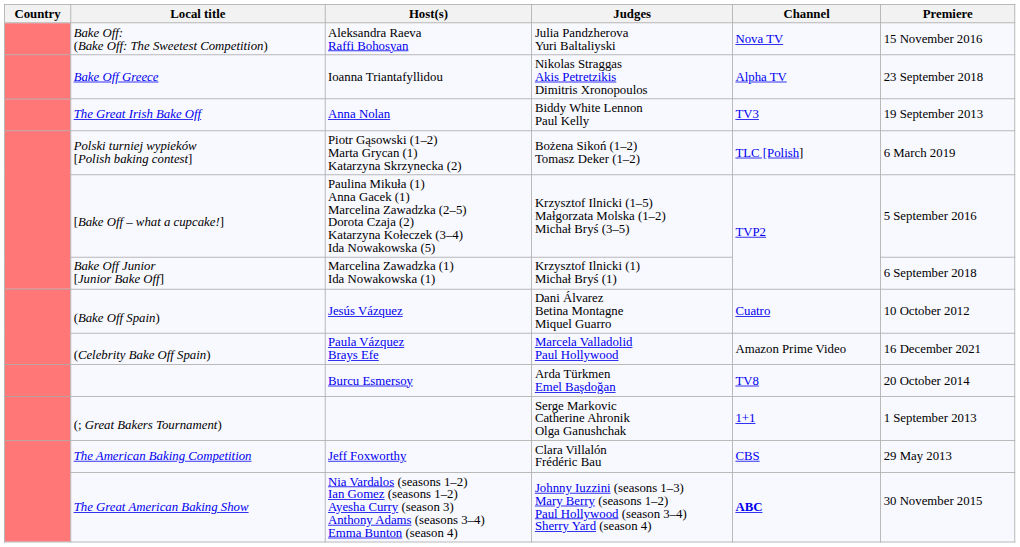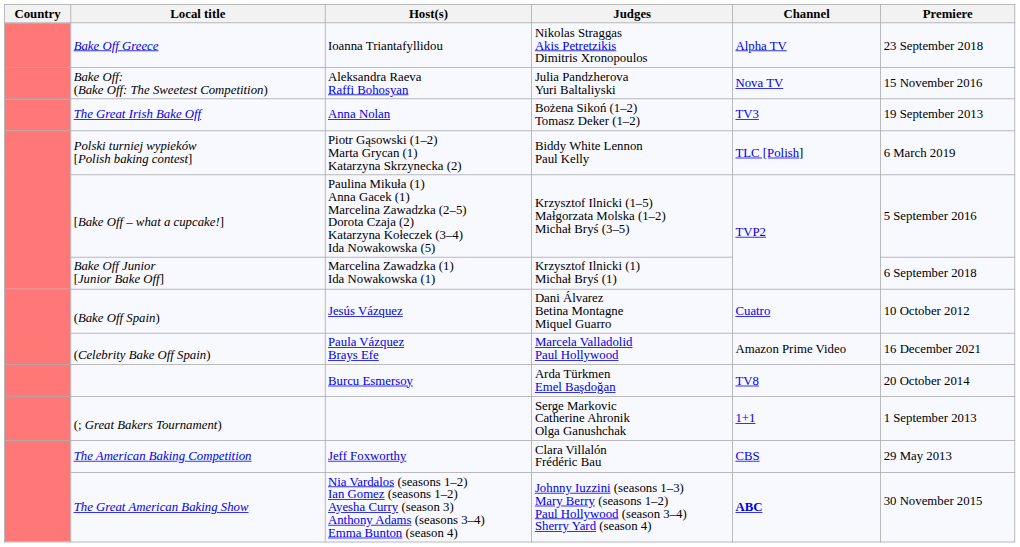rows swapped: (171, 38) <-> (116, 76)
(589, 114) Biddy White Lennon Paul Kelly -> (587, 114) Bożena Sikoń (1–2) Tomasz Deker (1–2)
(587, 152) Bożena Sikoń (1–2) Tomasz Deker (1–2) -> (589, 152) Biddy White Lennon Paul Kelly
